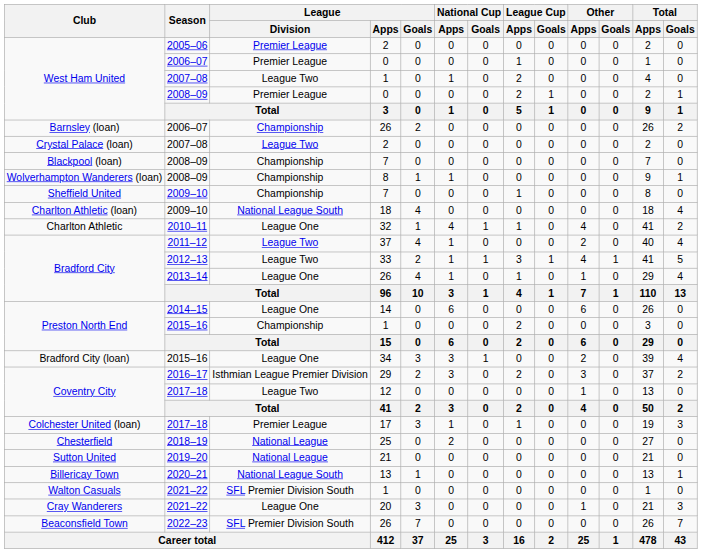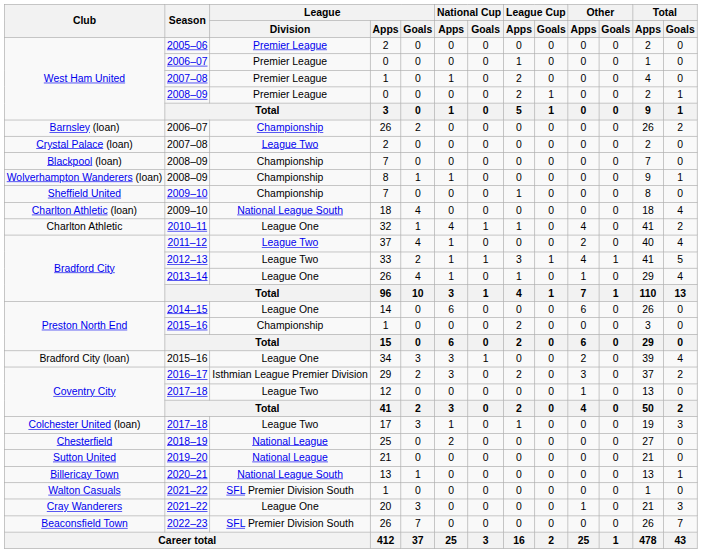(290, 78) League Two -> (290, 78) Premier League
(290, 425) Premier League -> (290, 425) League Two
